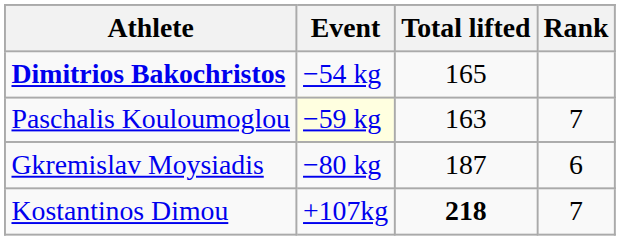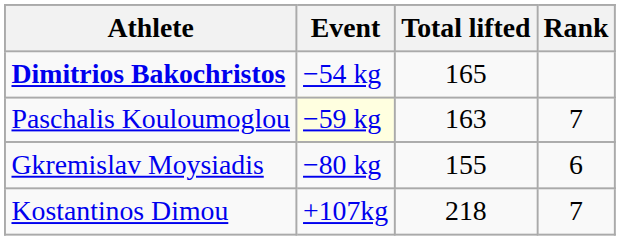(466, 165) 187 -> (466, 165) 155
(466, 211) bold -> (466, 211) normal
